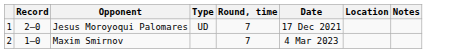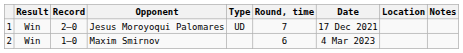+ column: (32, 12)
(248, 41) 7 -> (284, 41) 6
